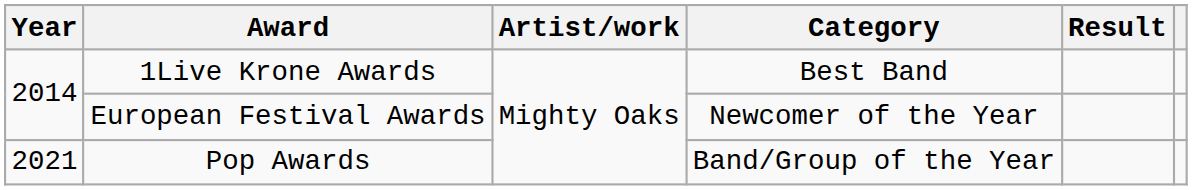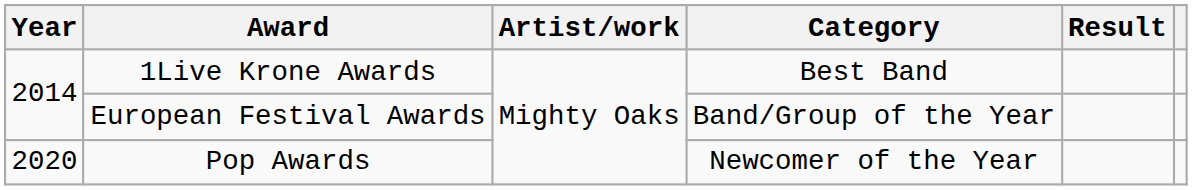(874, 117) Newcomer of the Year -> (874, 117) Band/Group of the Year
(45, 162) 2021 -> (45, 162) 2020
(874, 162) Band/Group of the Year -> (874, 162) Newcomer of the Year
